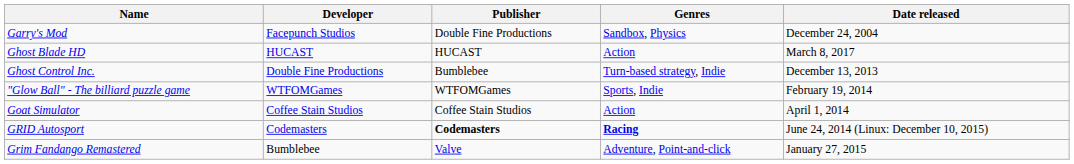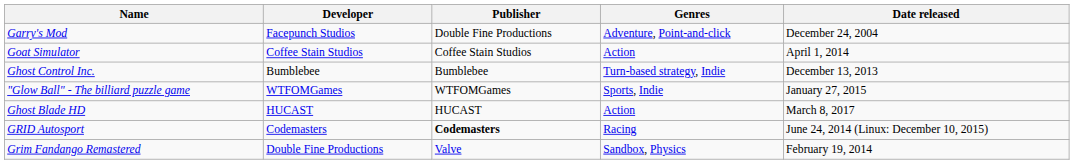(645, 33) Sandbox, Physics -> (667, 33) Adventure, Point-and-click
rows swapped: (46, 52) <-> (43, 110)
(325, 71) Double Fine Productions -> (293, 71) Bumblebee
(829, 90) February 19, 2014 -> (826, 90) January 27, 2015
(621, 129) bold -> (620, 129) normal
(293, 148) Bumblebee -> (325, 148) Double Fine Productions
(667, 148) Adventure, Point-and-click -> (645, 148) Sandbox, Physics
(826, 148) January 27, 2015 -> (829, 148) February 19, 2014
